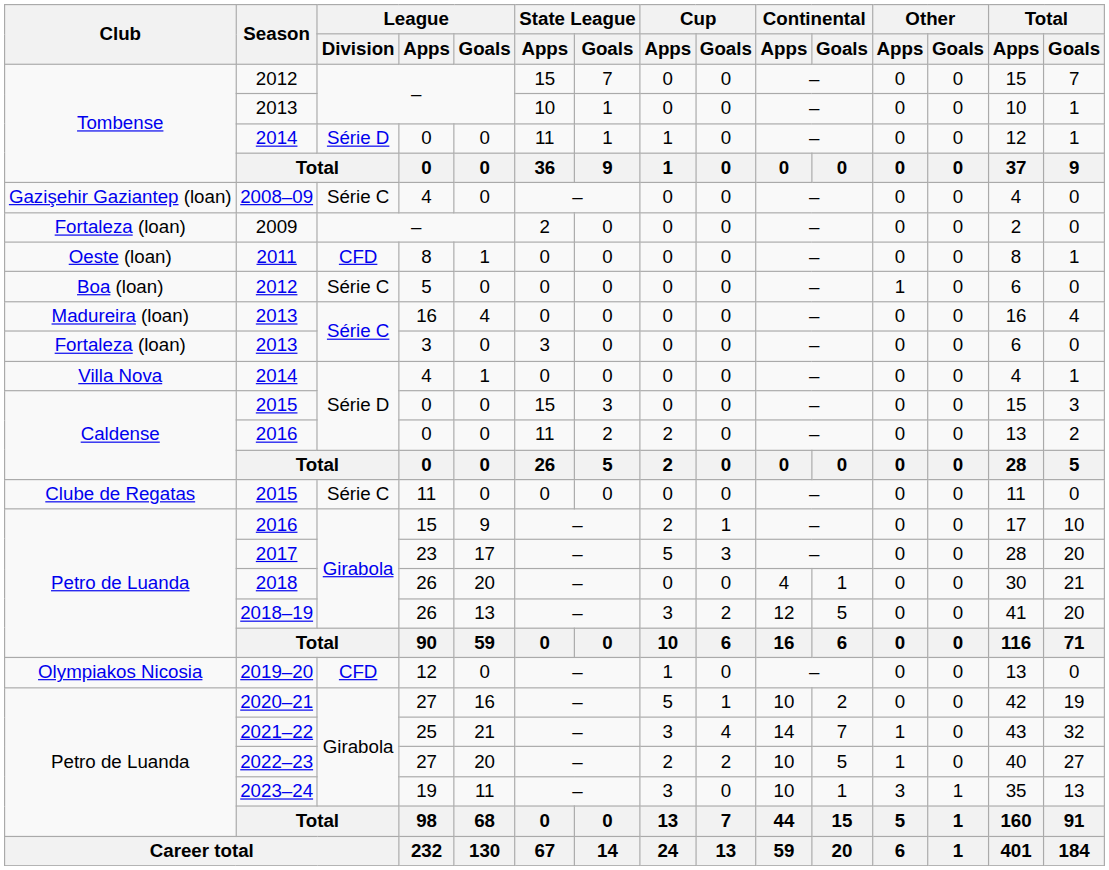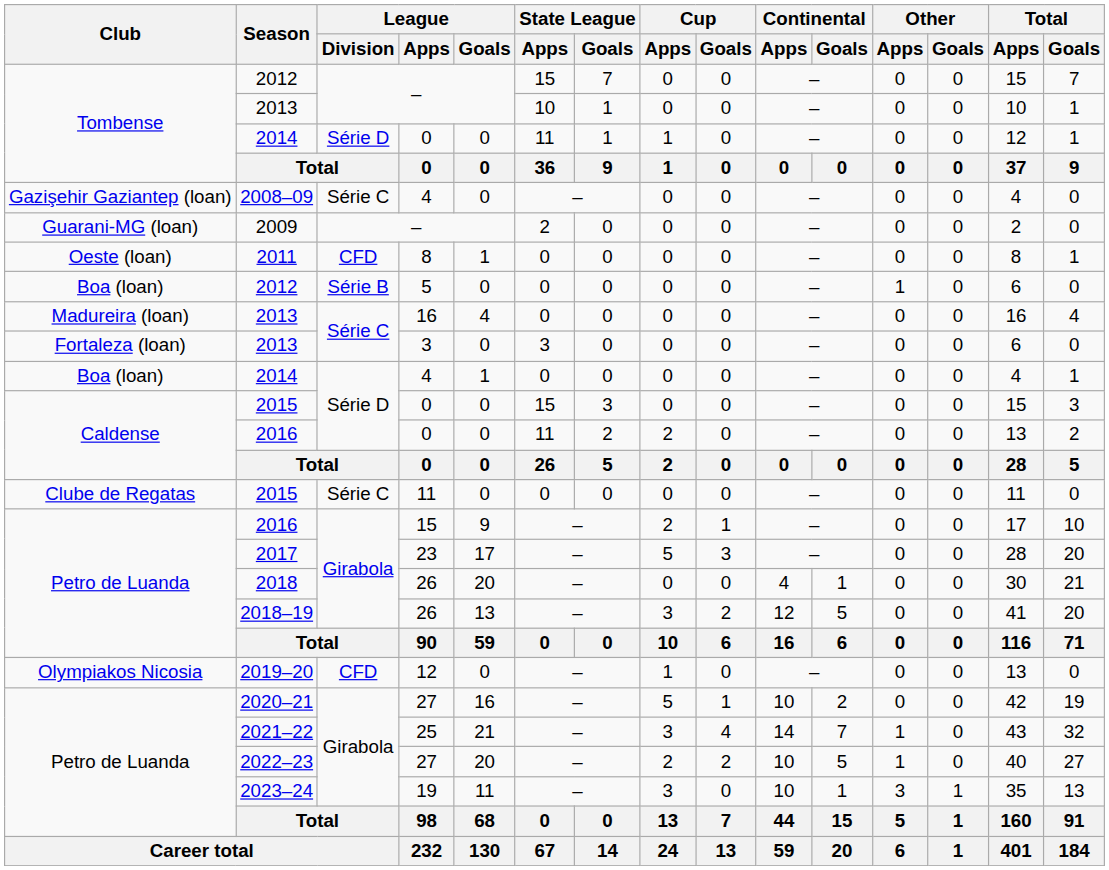(120, 227) Fortaleza (loan) -> (120, 227) Guarani-MG (loan)
(358, 286) Série C -> (358, 286) Série B
(120, 375) Villa Nova -> (120, 375) Boa (loan)
